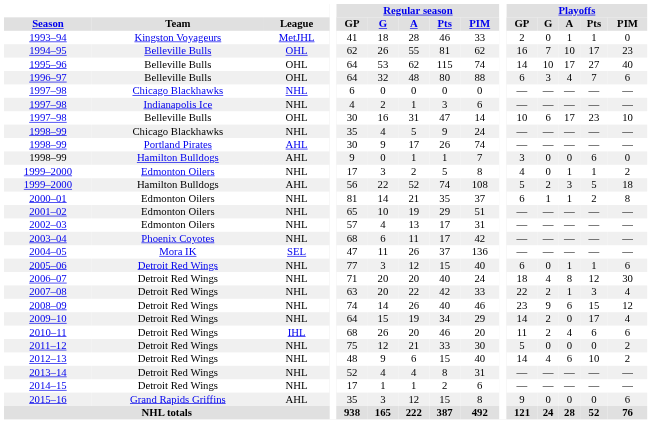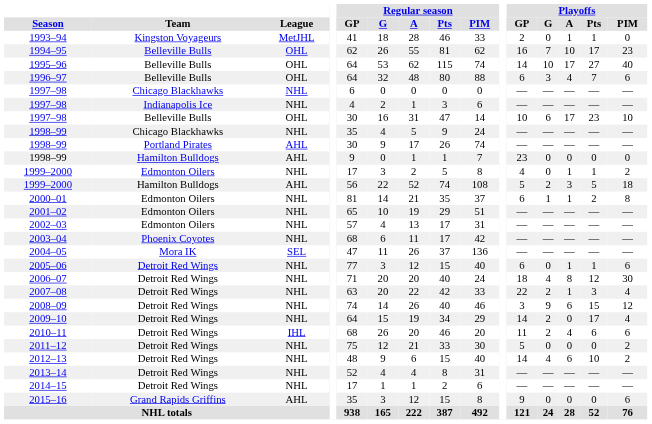(522, 158) 3 -> (522, 158) 23
(594, 158) 6 -> (594, 158) 0
(522, 305) 23 -> (522, 305) 3
